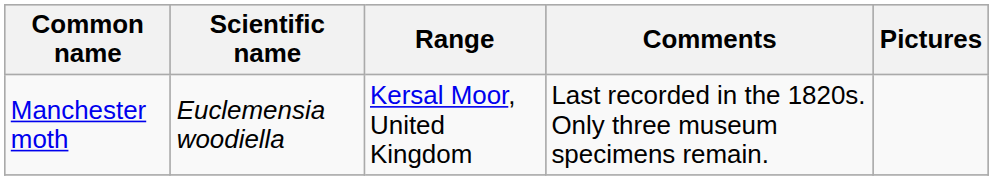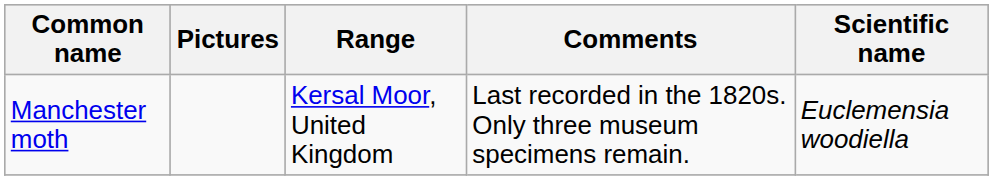columns swapped: (267, 39) <-> (931, 39)
